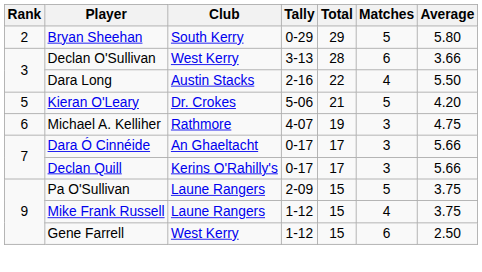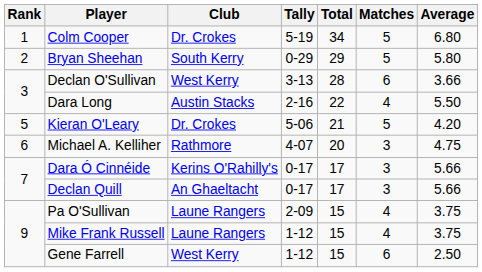+ row: (88, 37)
(337, 124) 19 -> (337, 146) 20
(215, 146) An Ghaeltacht -> (224, 168) Kerins O'Rahilly's
(224, 168) Kerins O'Rahilly's -> (215, 189) An Ghaeltacht
(387, 189) 5 -> (387, 211) 4
